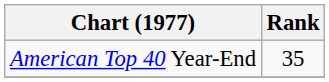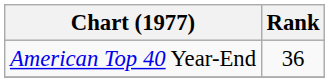(293, 58) 35 -> (293, 58) 36
